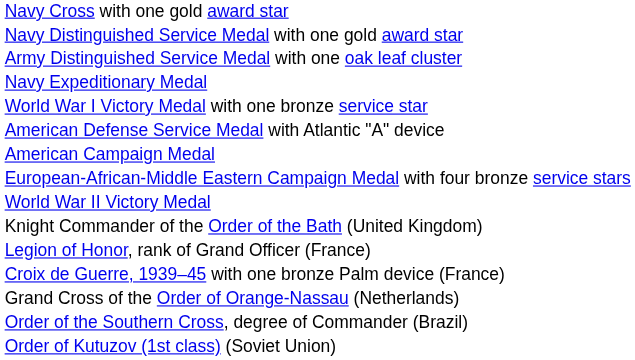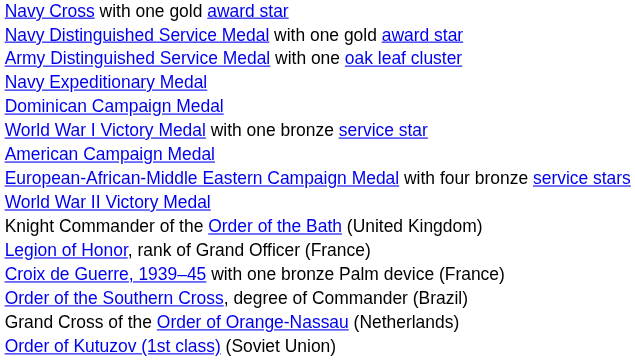+ row: (114, 106)
- row: (225, 130)
rows swapped: (236, 322) <-> (232, 298)
